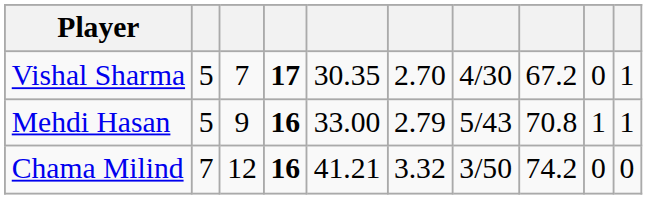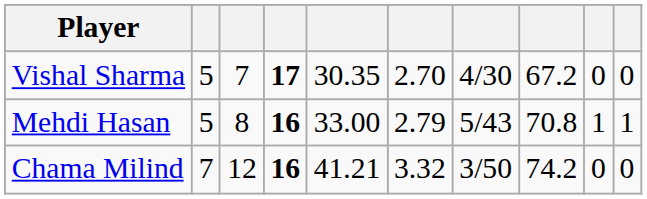(627, 74) 1 -> (627, 74) 0
(242, 121) 9 -> (242, 121) 8
